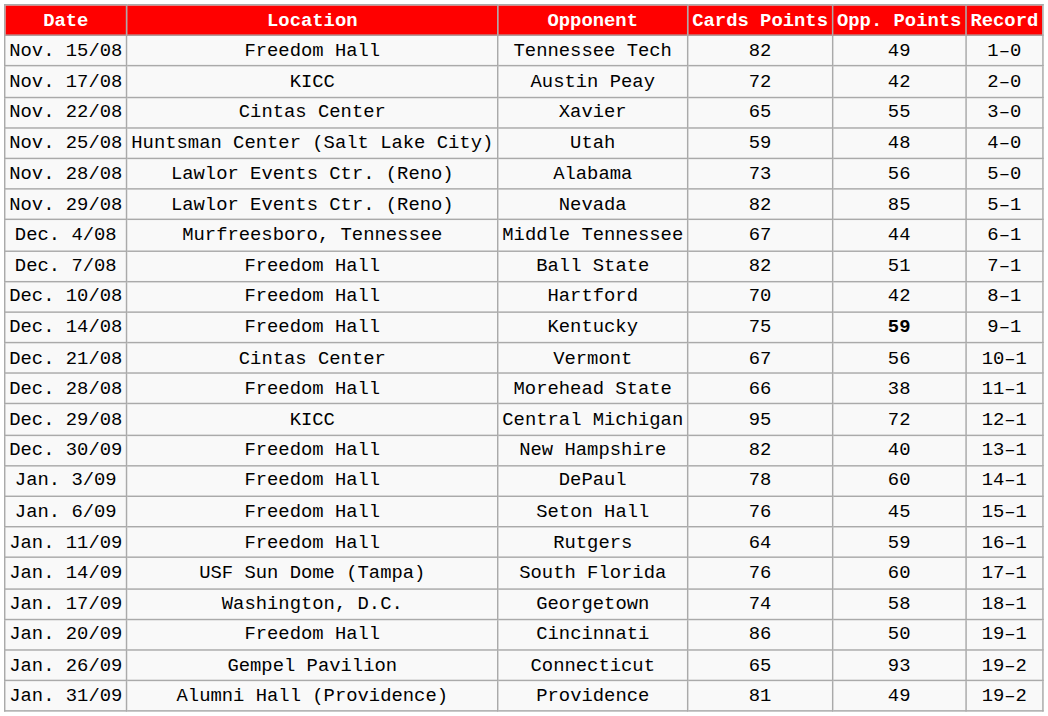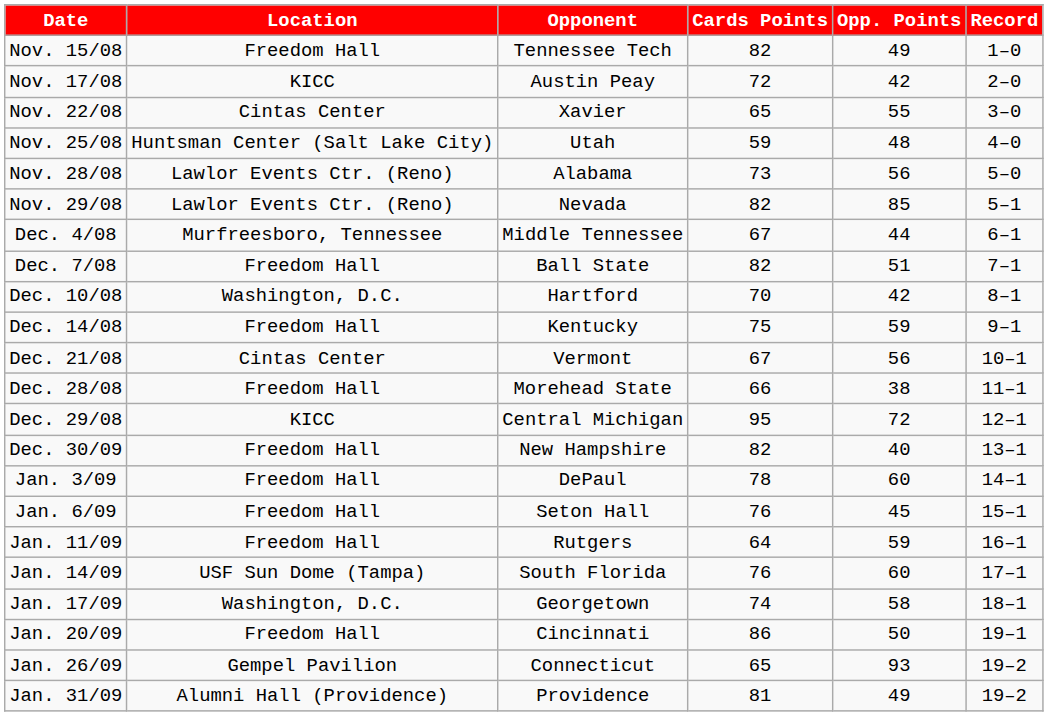(312, 297) Freedom Hall -> (312, 297) Washington, D.C.
(899, 327) bold -> (899, 327) normal
